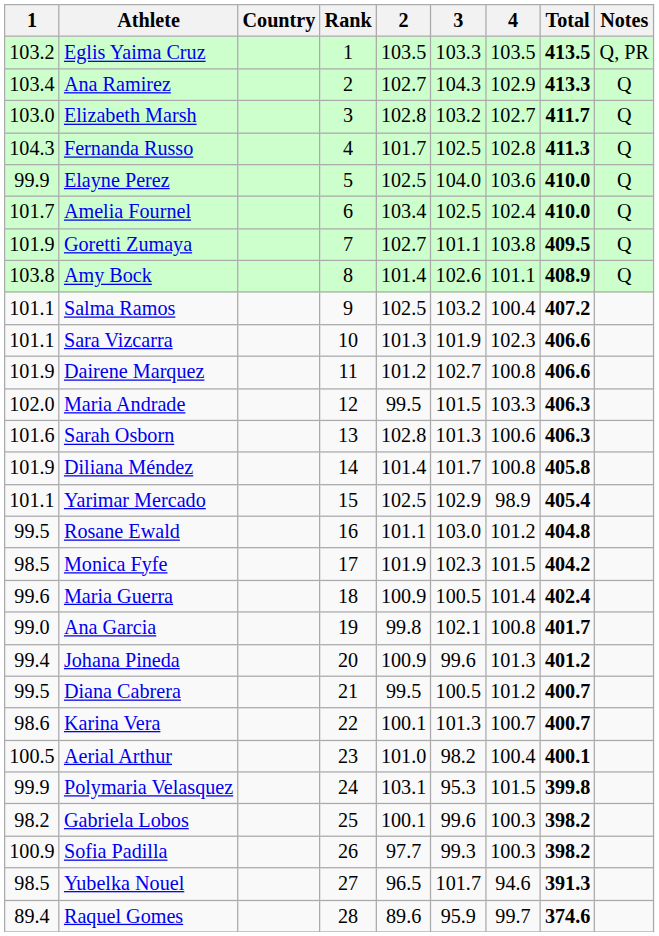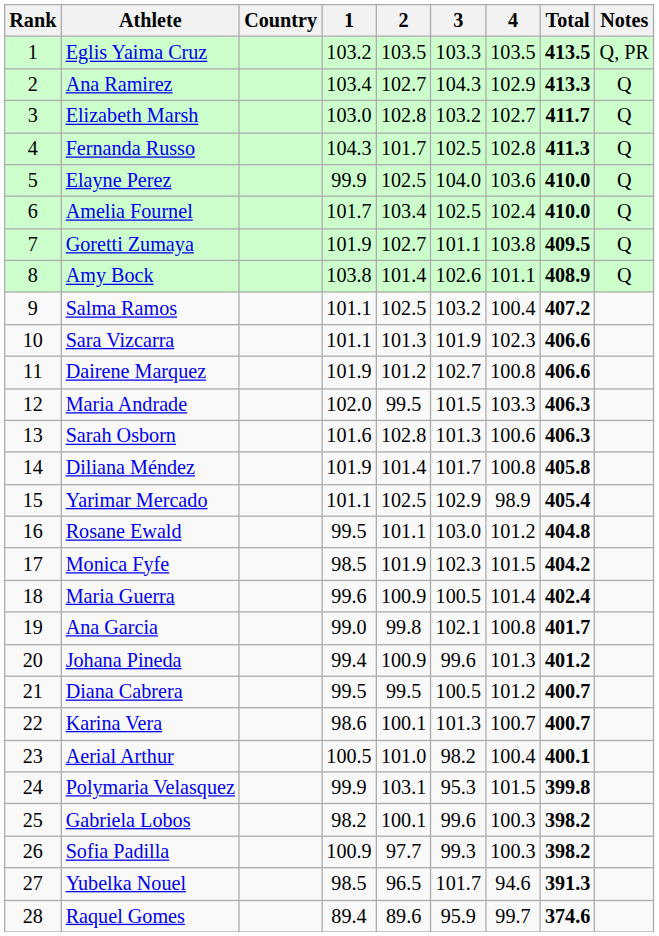columns swapped: (348, 20) <-> (32, 20)
